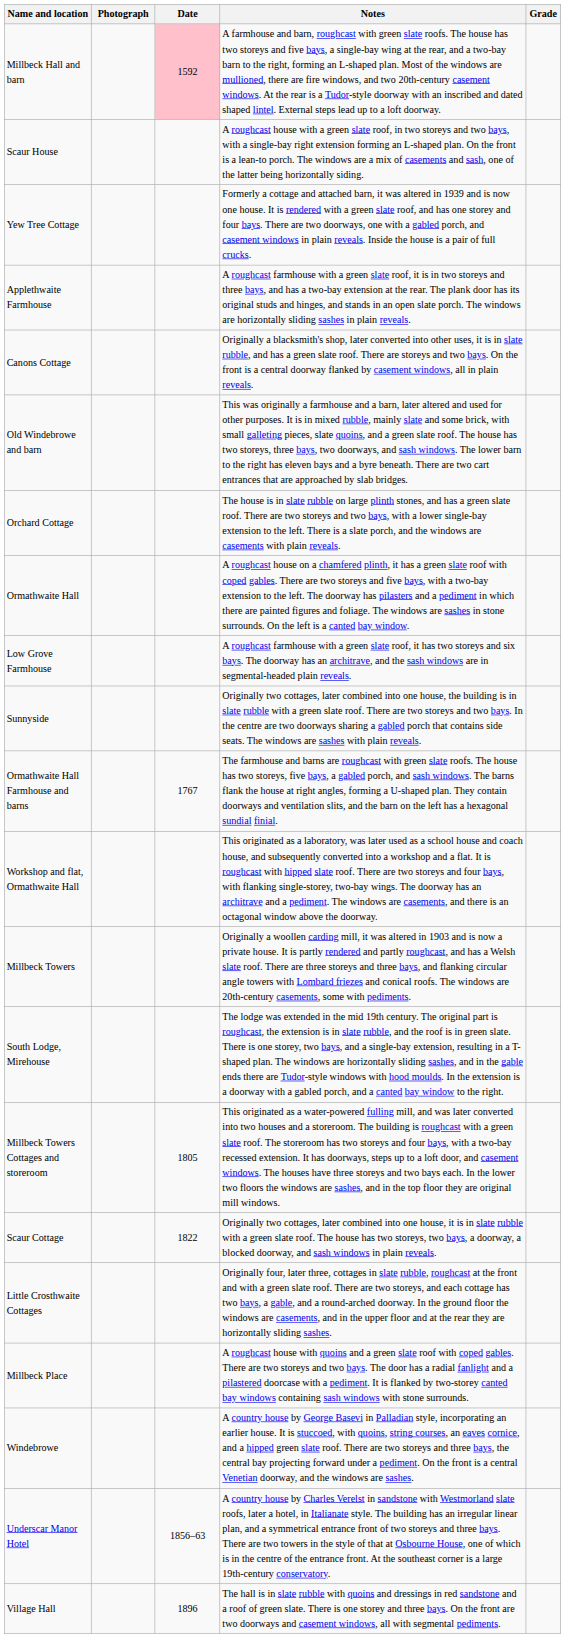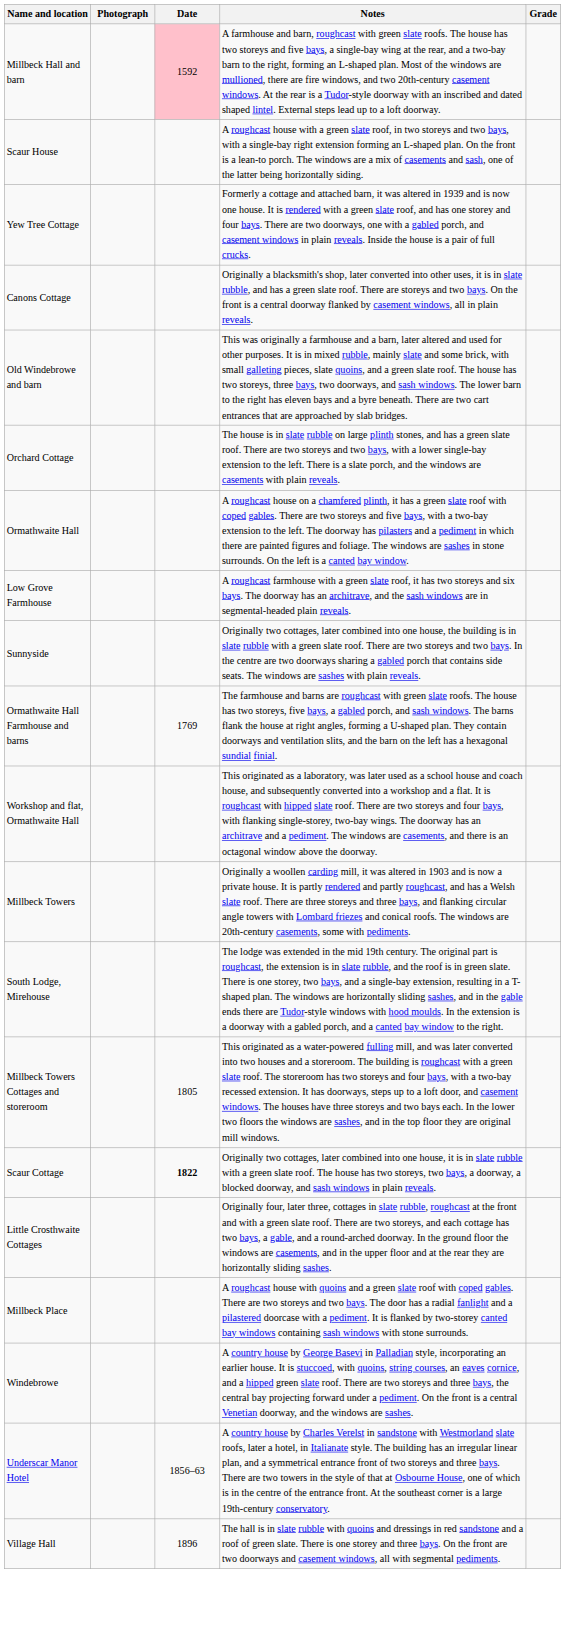- row: (34, 297)
(188, 791) 1767 -> (187, 726) 1769
(188, 1237) normal -> (187, 1172) bold
